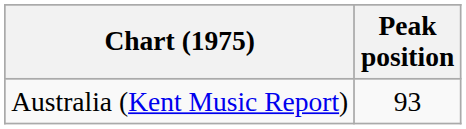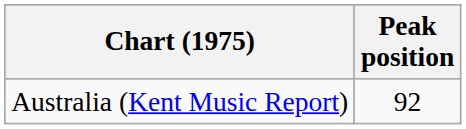(408, 100) 93 -> (408, 100) 92
